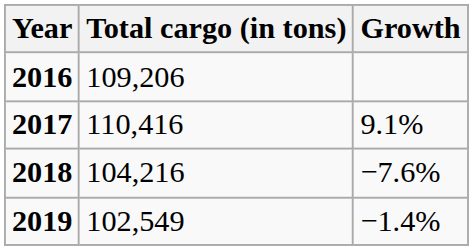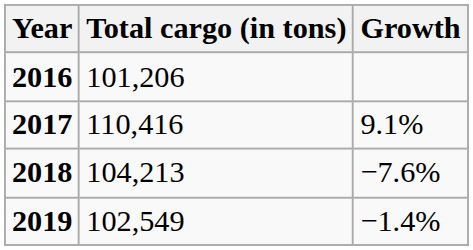(135, 76) 109,206 -> (135, 76) 101,206
(135, 172) 104,216 -> (135, 172) 104,213
